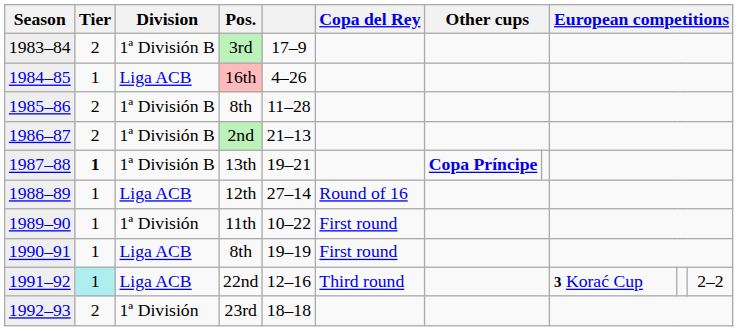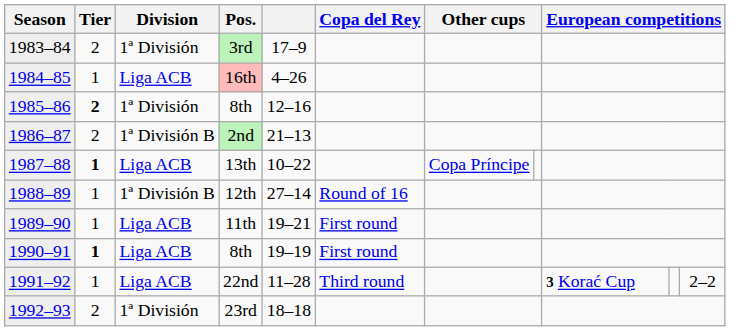(167, 47) 1ª División B -> (159, 47) 1ª División
(95, 106) normal -> (95, 106) bold
(167, 106) 1ª División B -> (159, 106) 1ª División
(289, 106) 11–28 -> (289, 106) 12–16
(167, 164) 1ª División B -> (156, 164) Liga ACB
(289, 164) 19–21 -> (289, 164) 10–22
(483, 164) bold -> (479, 164) normal
(156, 193) Liga ACB -> (167, 193) 1ª División B
(159, 222) 1ª División -> (156, 222) Liga ACB
(289, 222) 10–22 -> (289, 222) 19–21
(95, 252) normal -> (95, 252) bold
(95, 281) paleturquoise background -> (95, 281) no background
(289, 281) 12–16 -> (289, 281) 11–28
